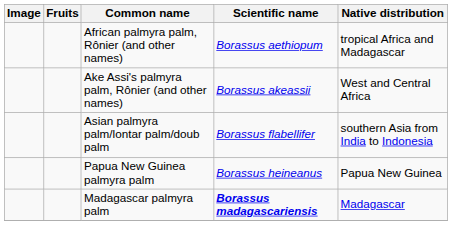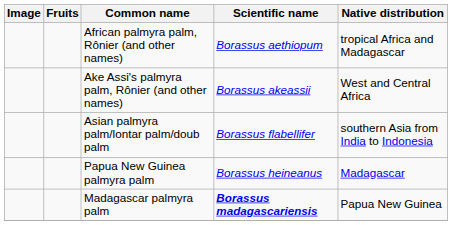(391, 173) Papua New Guinea -> (373, 173) Madagascar
(373, 204) Madagascar -> (391, 204) Papua New Guinea
